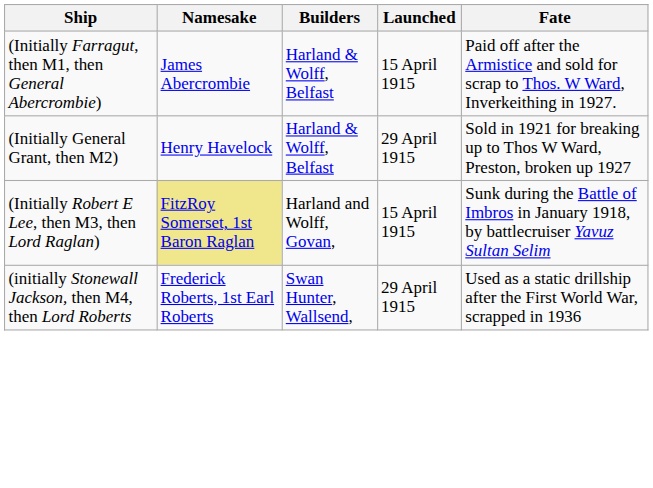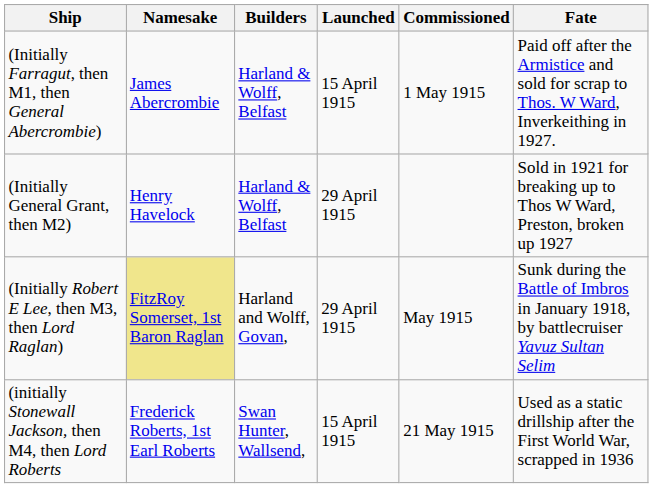+ column: (456, 17)
(409, 222) 15 April 1915 -> (349, 318) 29 April 1915
(409, 297) 29 April 1915 -> (349, 430) 15 April 1915
